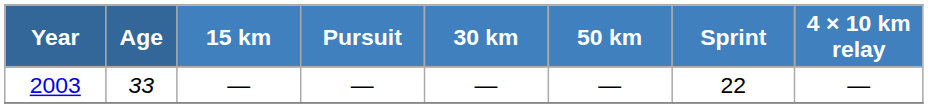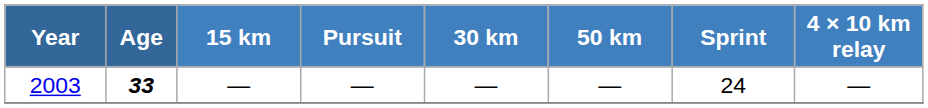(141, 85) normal -> (141, 85) bold
(733, 85) 22 -> (733, 85) 24
